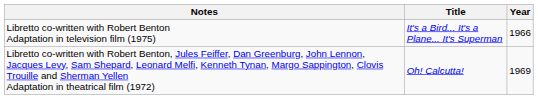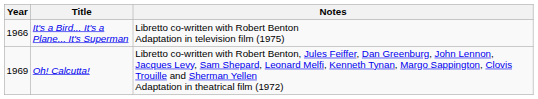columns swapped: (520, 12) <-> (204, 12)
